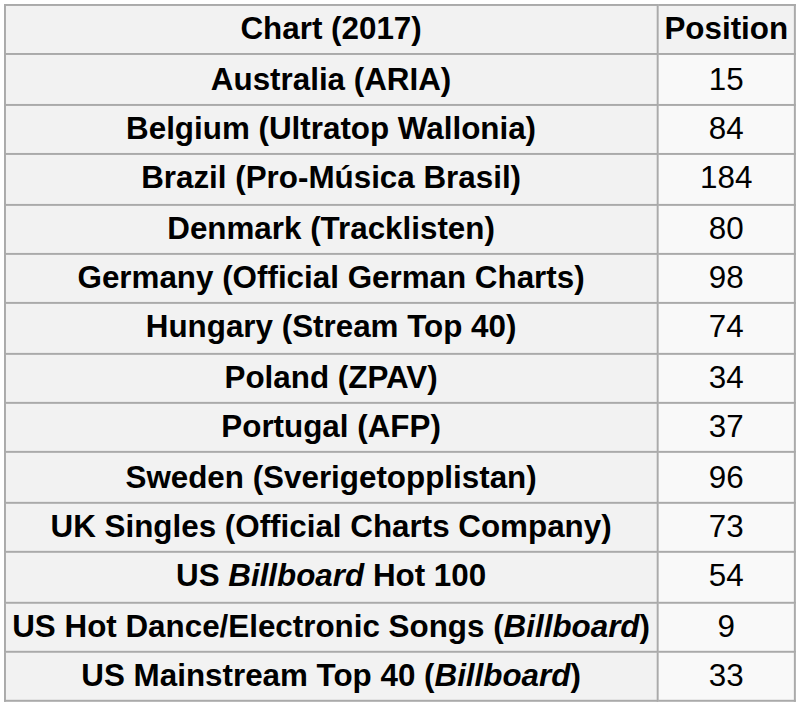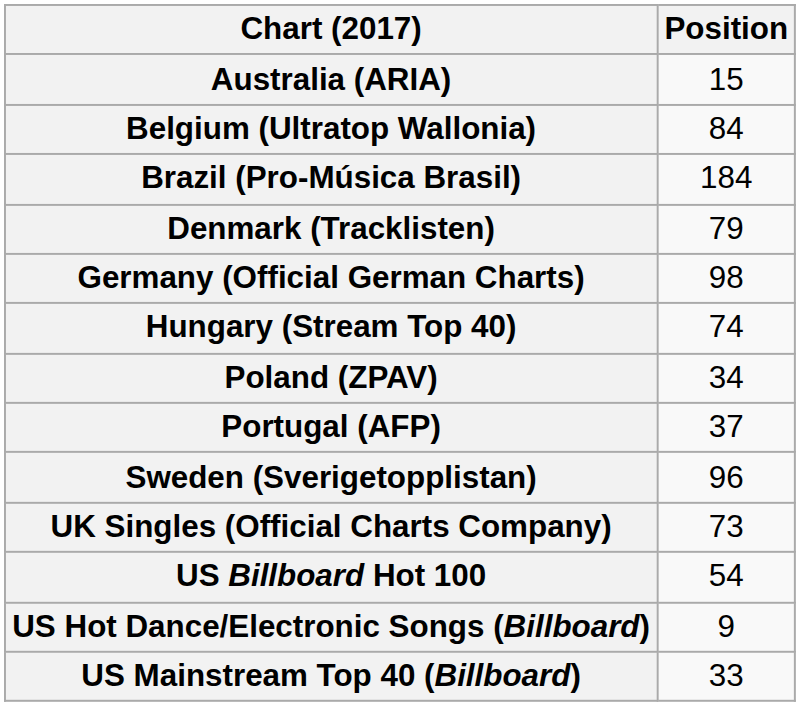(726, 228) 80 -> (726, 228) 79
